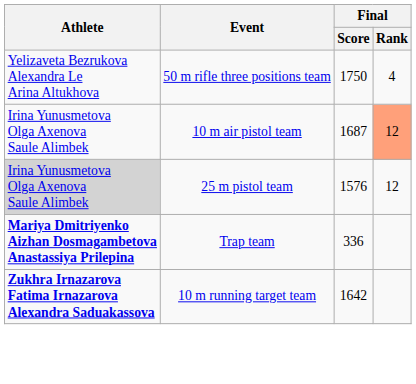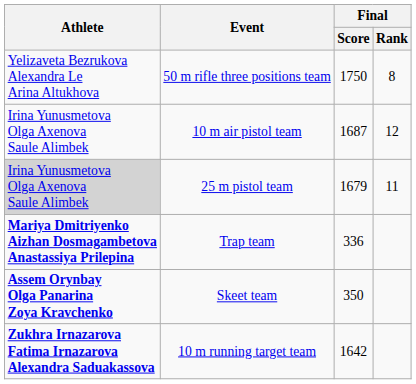(392, 77) 4 -> (392, 77) 8
(392, 132) lightsalmon background -> (392, 132) no background
(353, 187) 1576 -> (353, 187) 1679
(392, 187) 12 -> (392, 187) 11
+ row: (247, 296)
